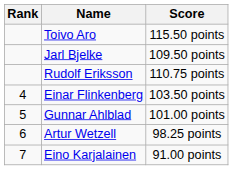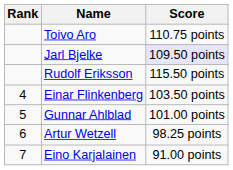(187, 34) 115.50 points -> (187, 34) 110.75 points
(187, 54) no background -> (187, 54) lavender background
(187, 74) 110.75 points -> (187, 74) 115.50 points
